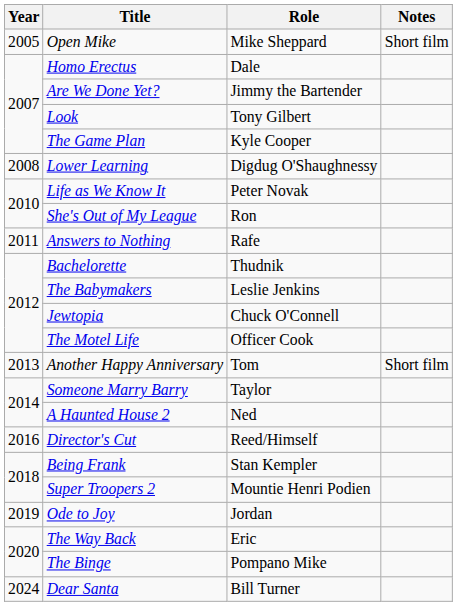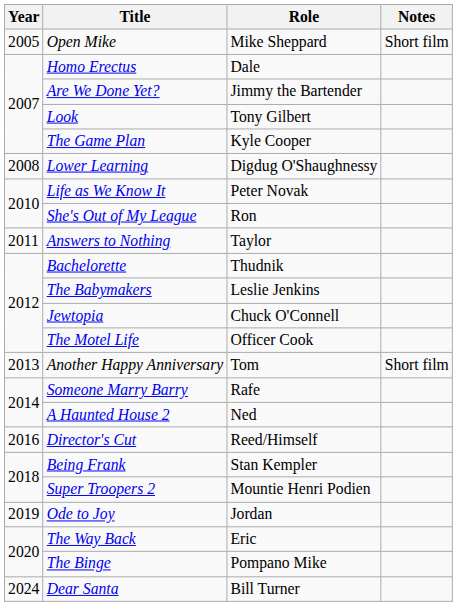(245, 240) Rafe -> (251, 240) Taylor
(251, 389) Taylor -> (245, 389) Rafe
